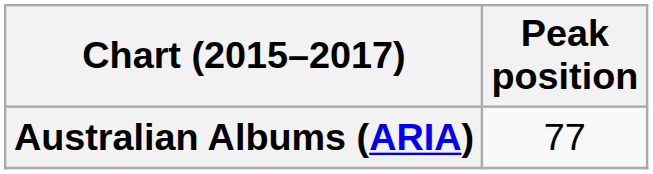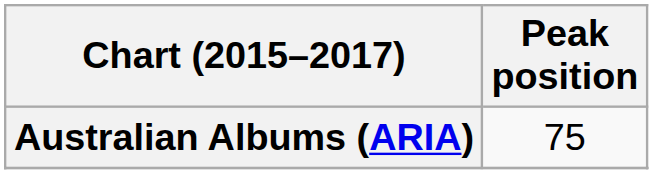(565, 136) 77 -> (565, 136) 75
